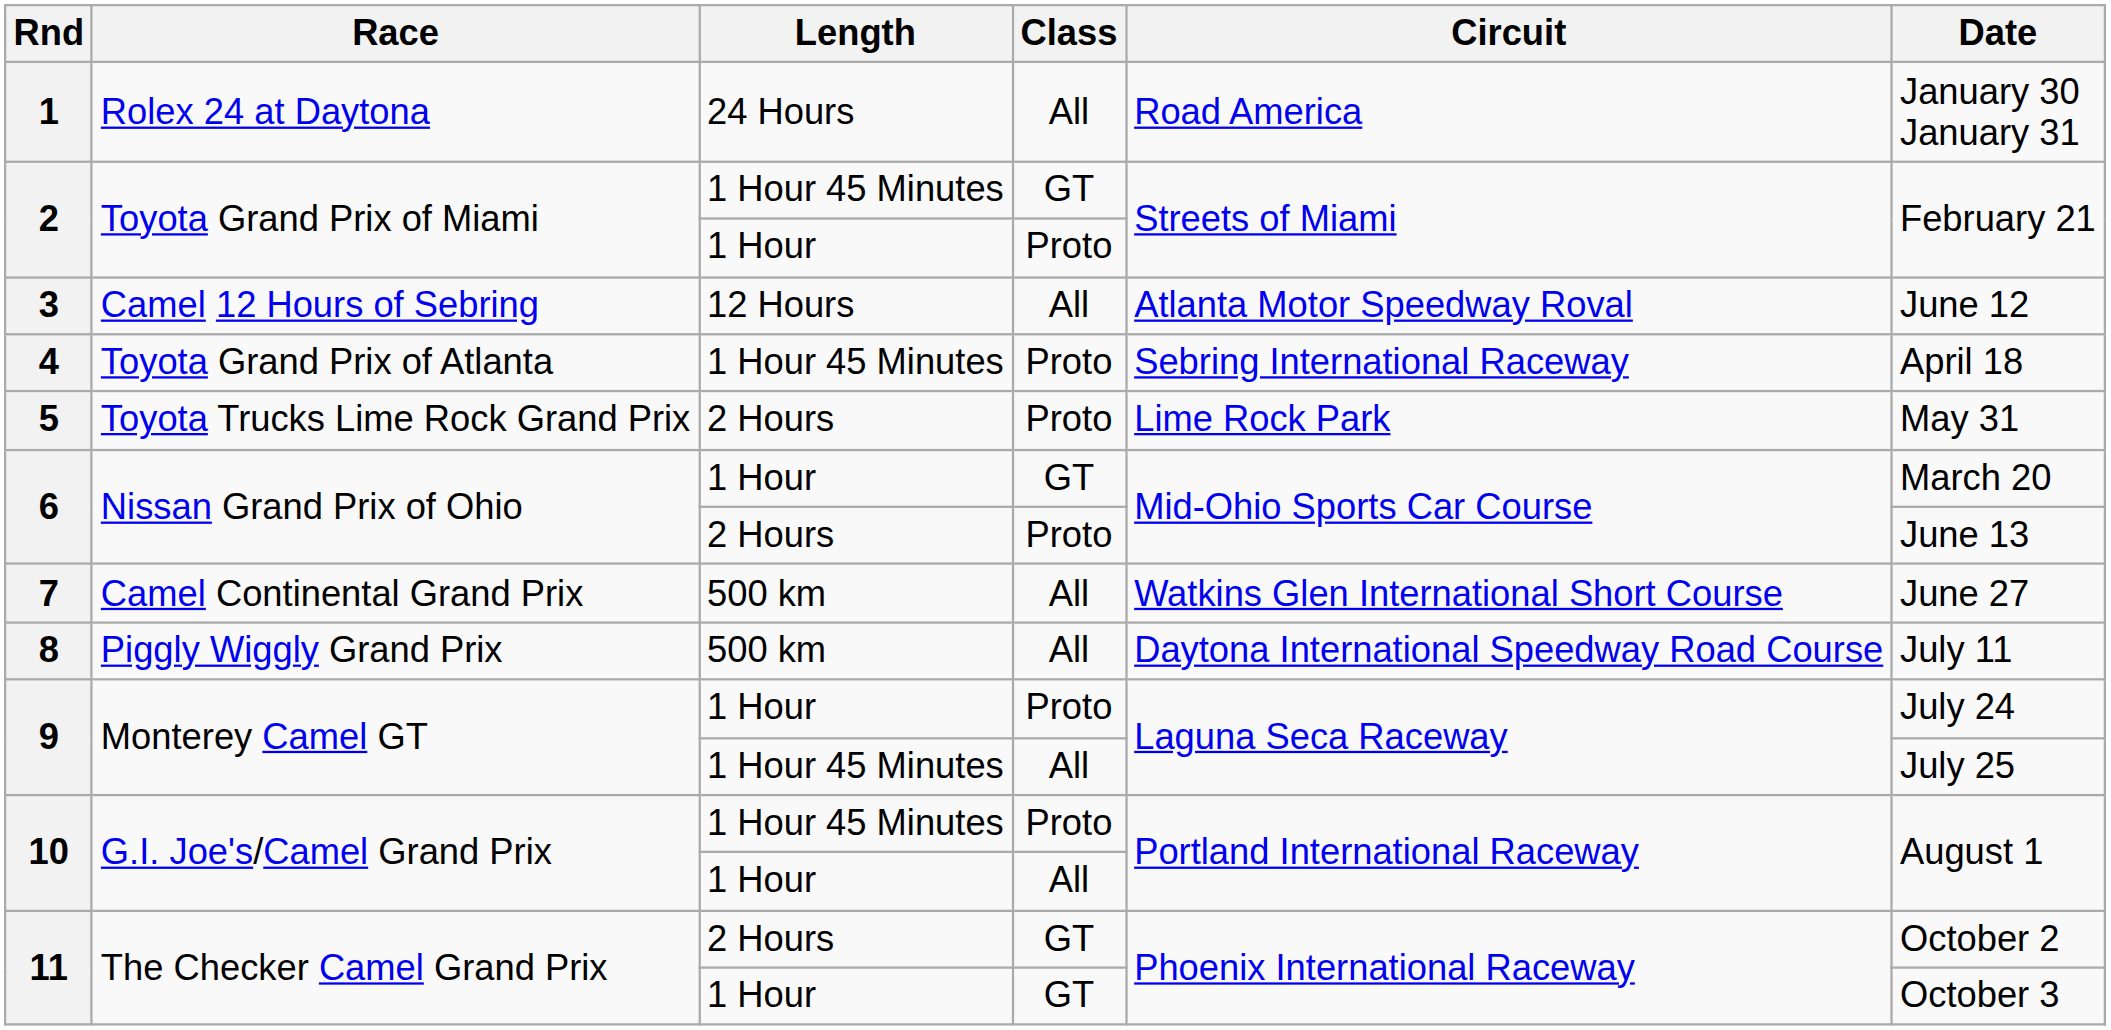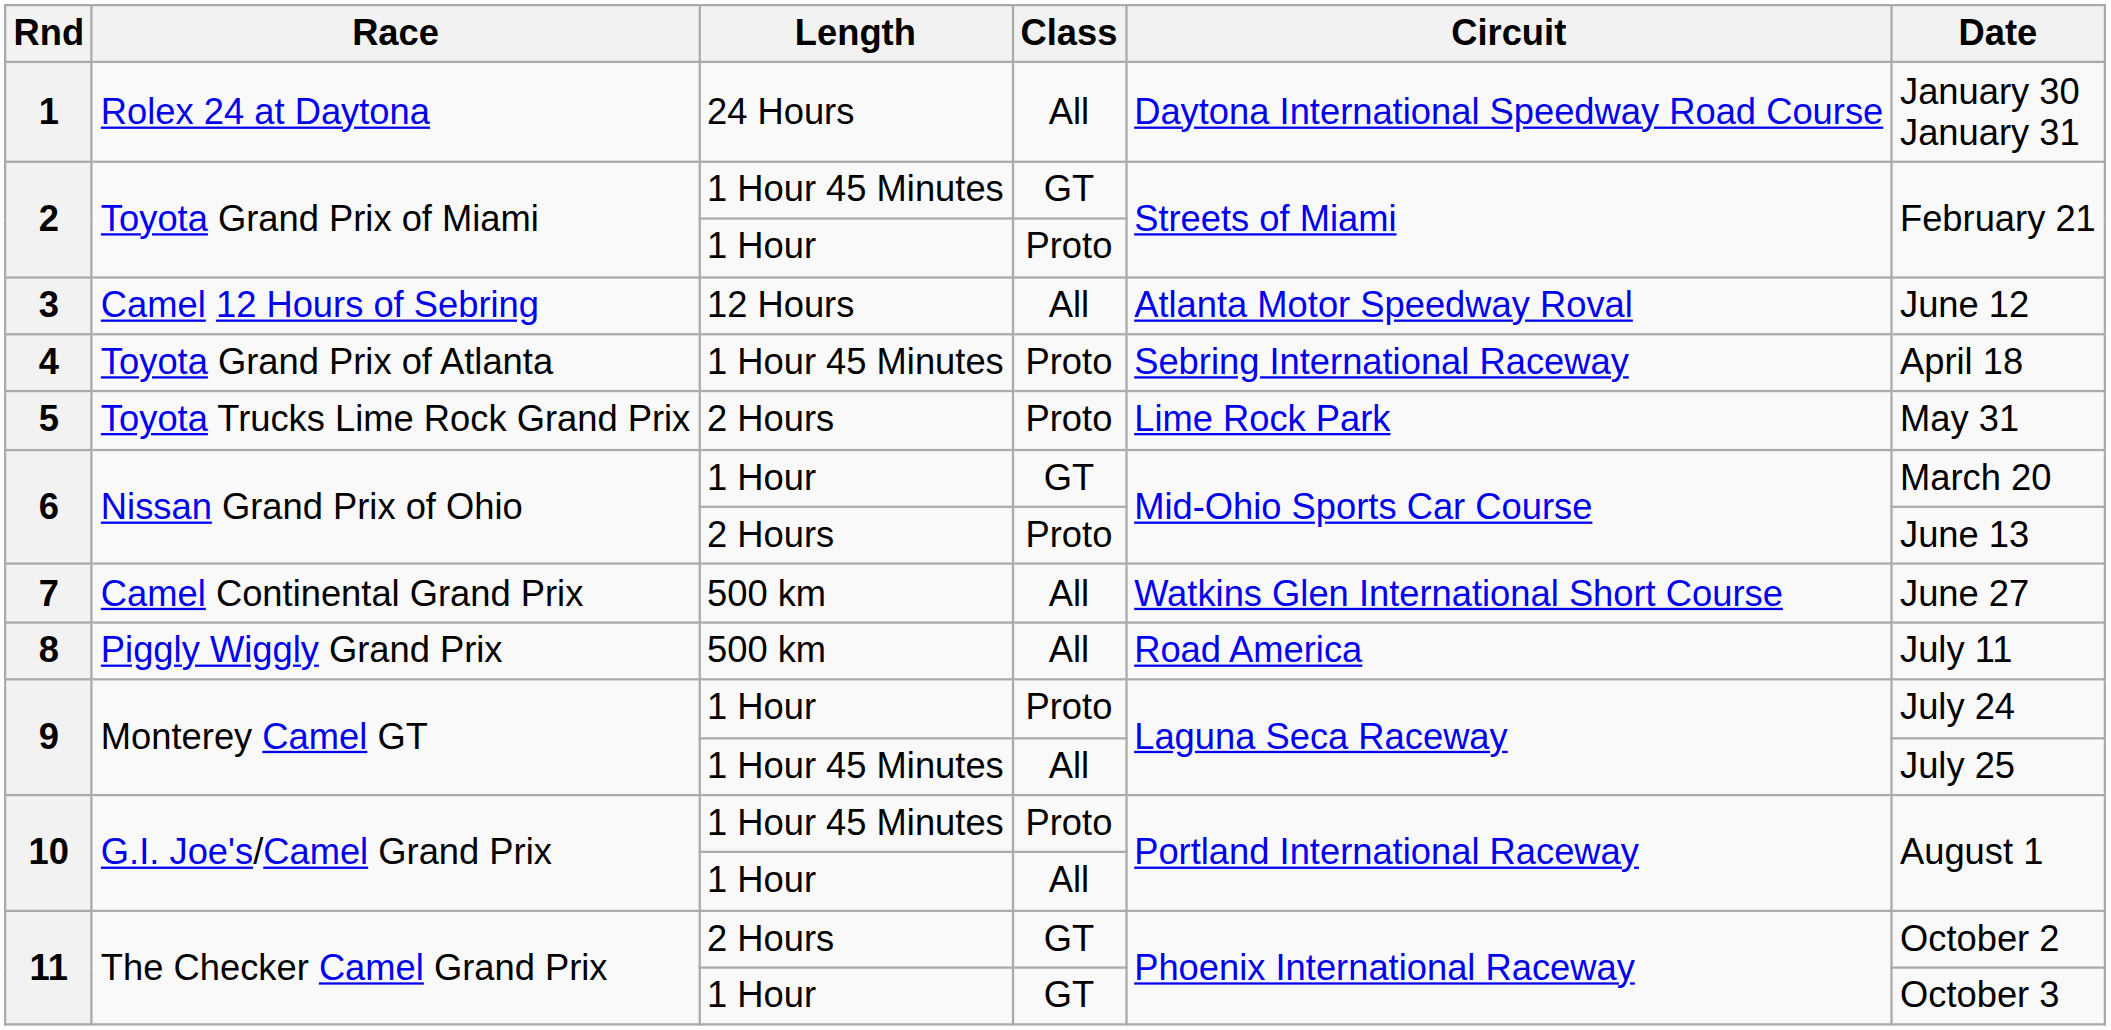(1248, 111) Road America -> (1509, 111) Daytona International Speedway Road Course
(1509, 650) Daytona International Speedway Road Course -> (1248, 650) Road America
